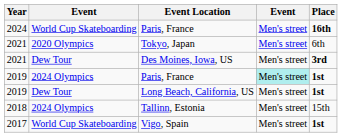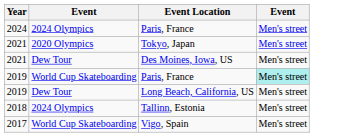- column: (323, 12)
(84, 28) World Cup Skateboarding -> (62, 28) 2024 Olympics
(62, 76) 2024 Olympics -> (84, 76) World Cup Skateboarding
